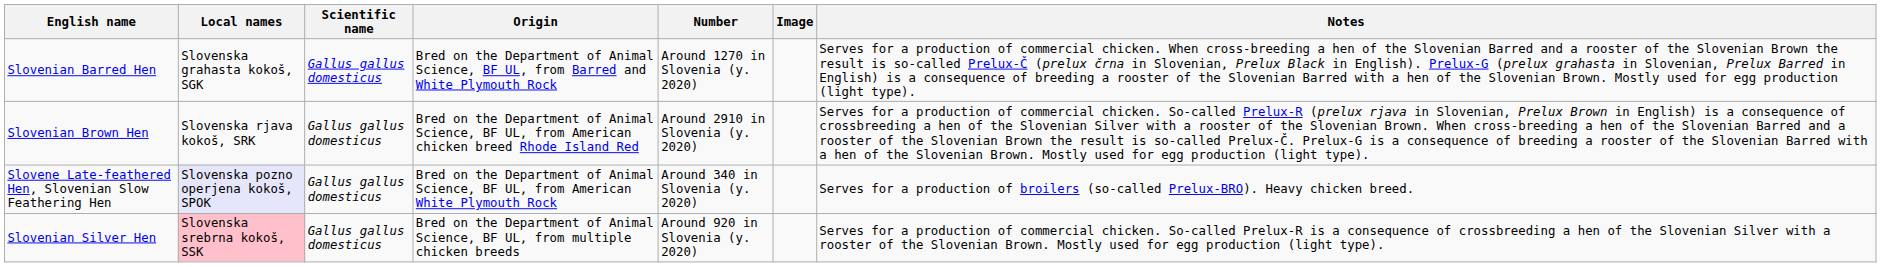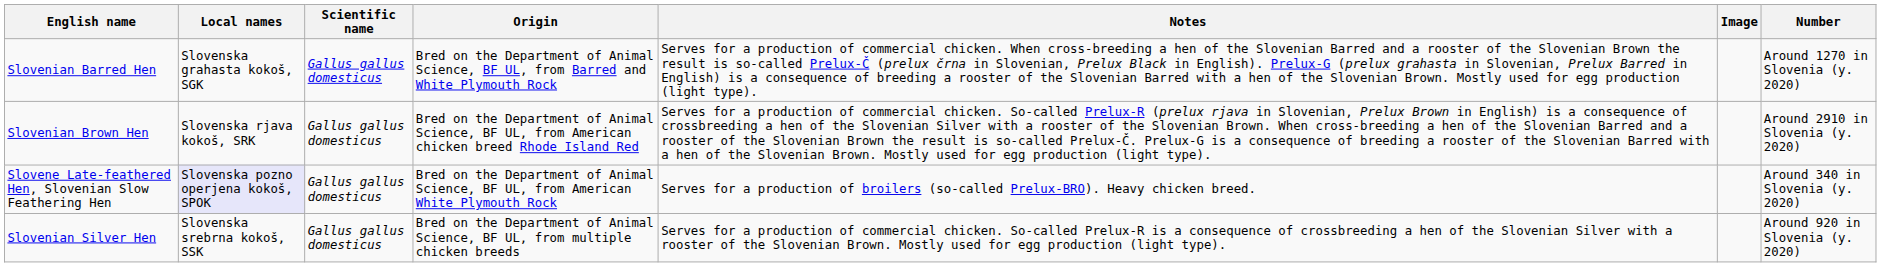columns swapped: (716, 22) <-> (1346, 22)
(233, 238) pink background -> (233, 238) no background
